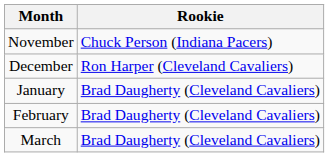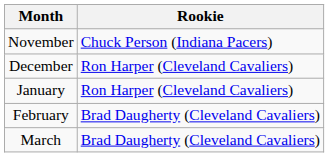(200, 90) Brad Daugherty (Cleveland Cavaliers) -> (187, 90) Ron Harper (Cleveland Cavaliers)
